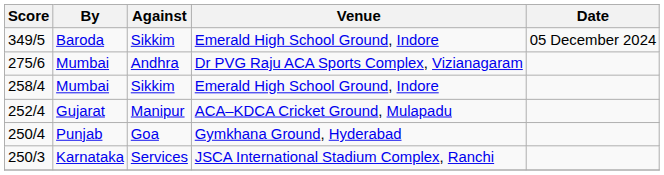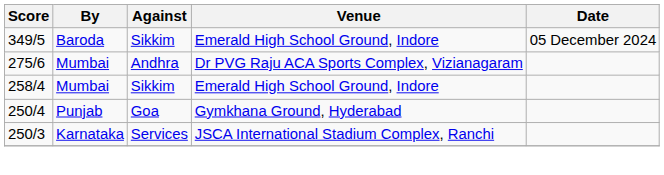- row: (27, 110)
